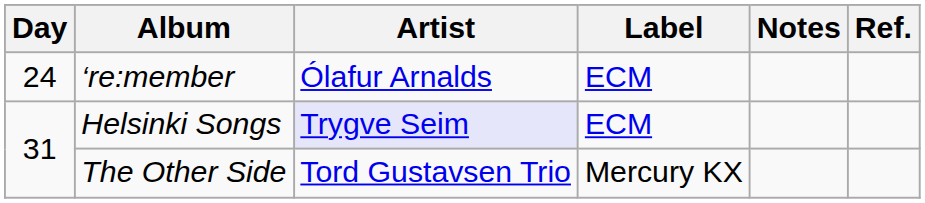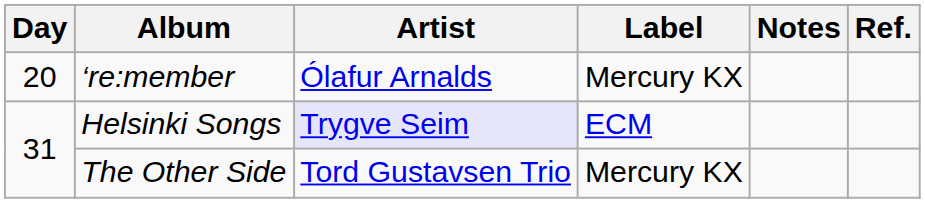(40, 76) 24 -> (40, 76) 20
(618, 76) ECM -> (664, 76) Mercury KX
